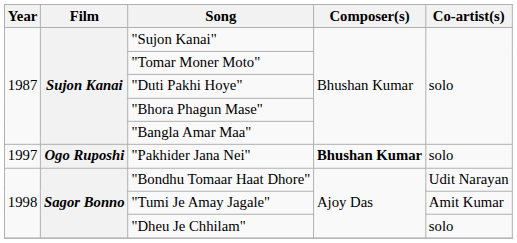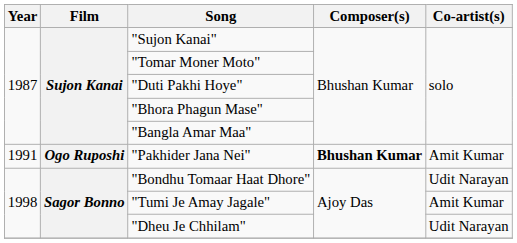(23, 156) 1997 -> (23, 156) 1991
(441, 156) solo -> (466, 156) Amit Kumar
(441, 226) solo -> (469, 226) Udit Narayan
